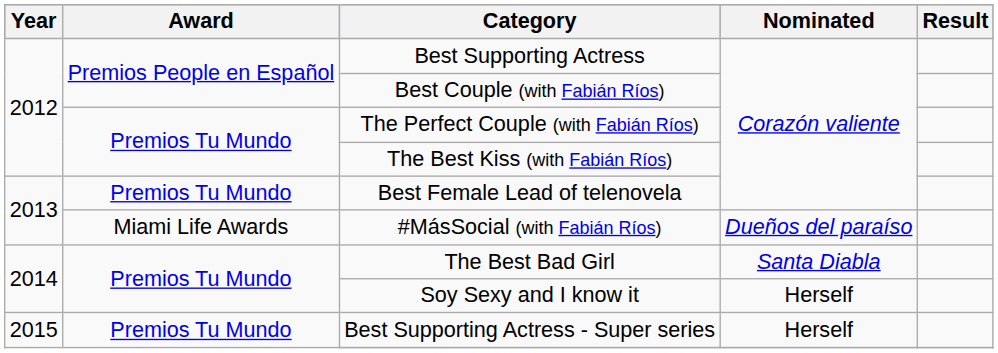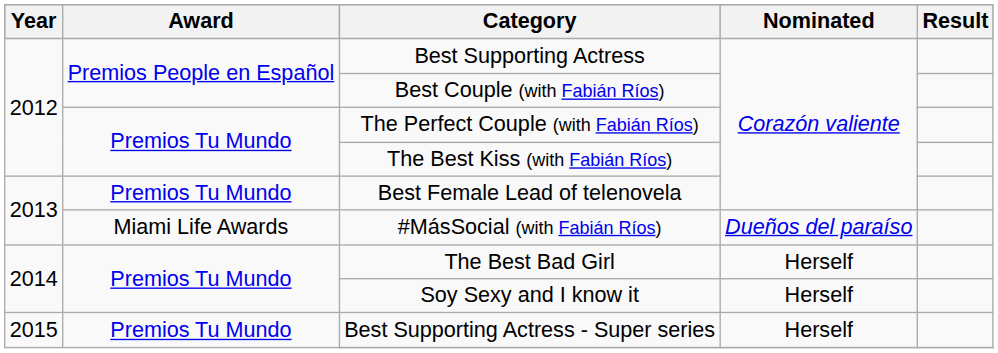(819, 261) Santa Diabla -> (819, 261) Herself
